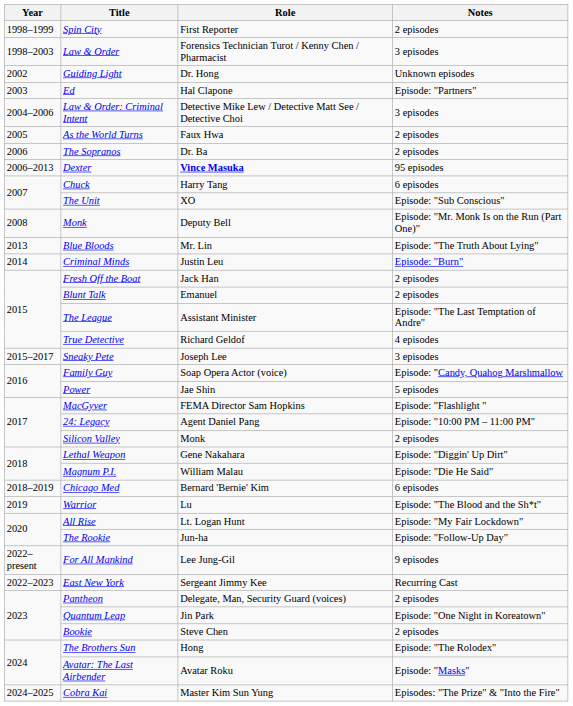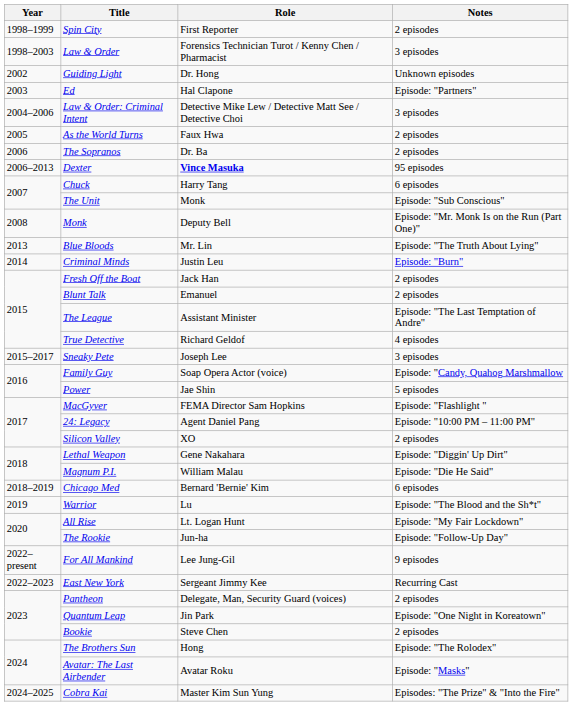(188, 201) XO -> (193, 201) Monk
(193, 438) Monk -> (188, 438) XO
